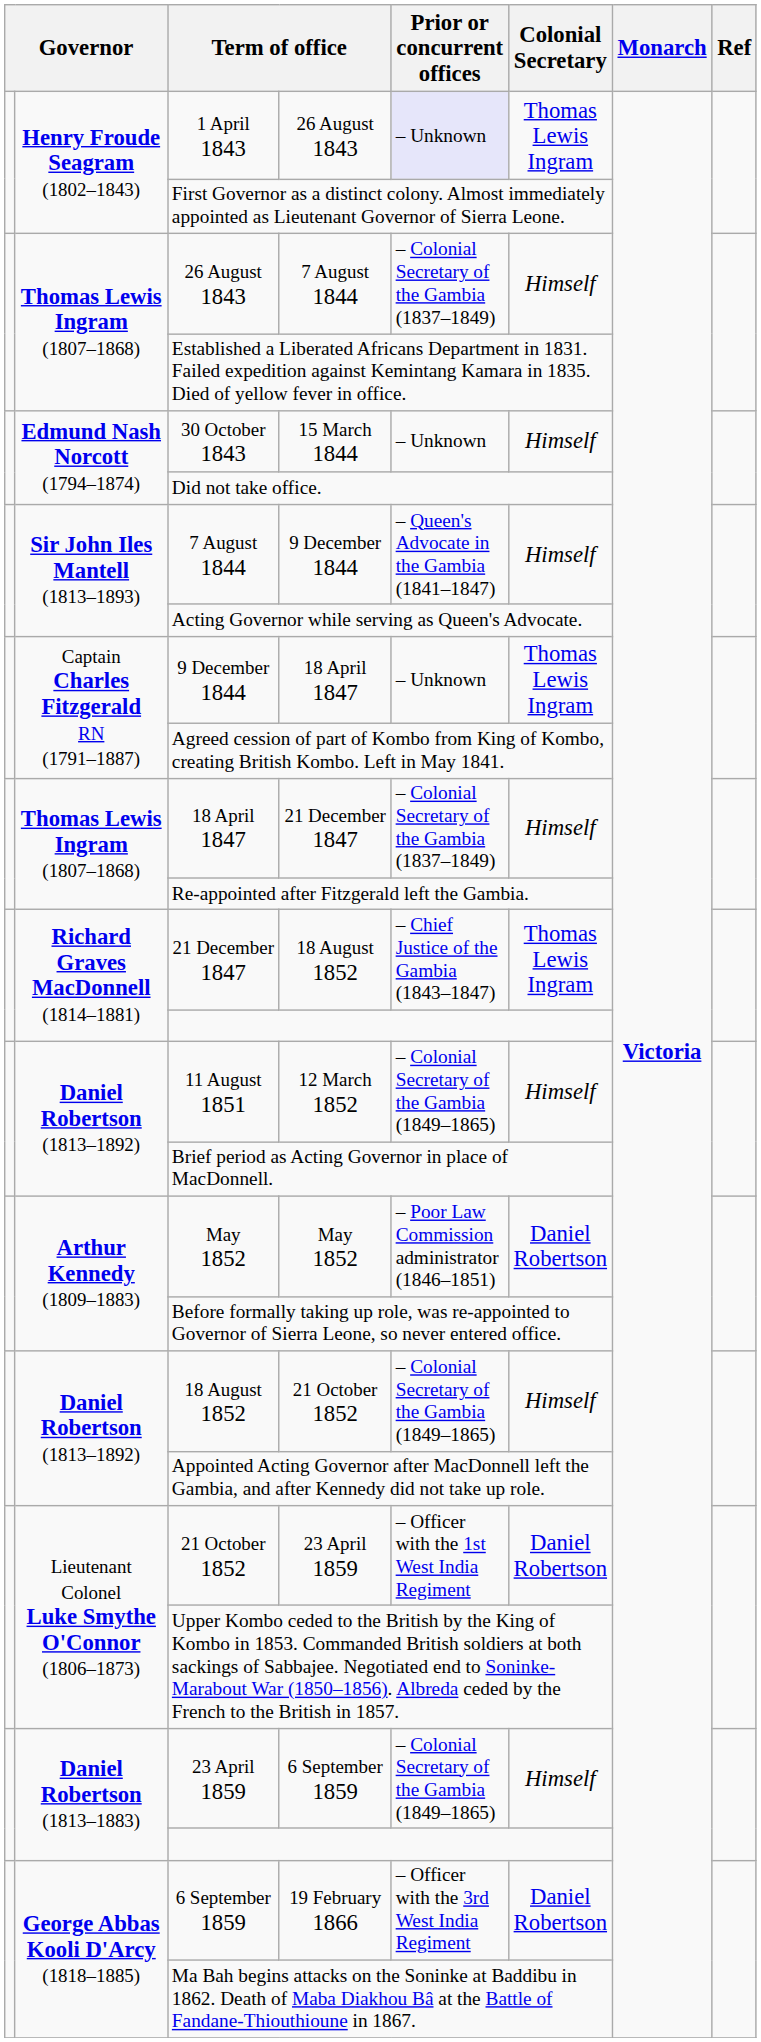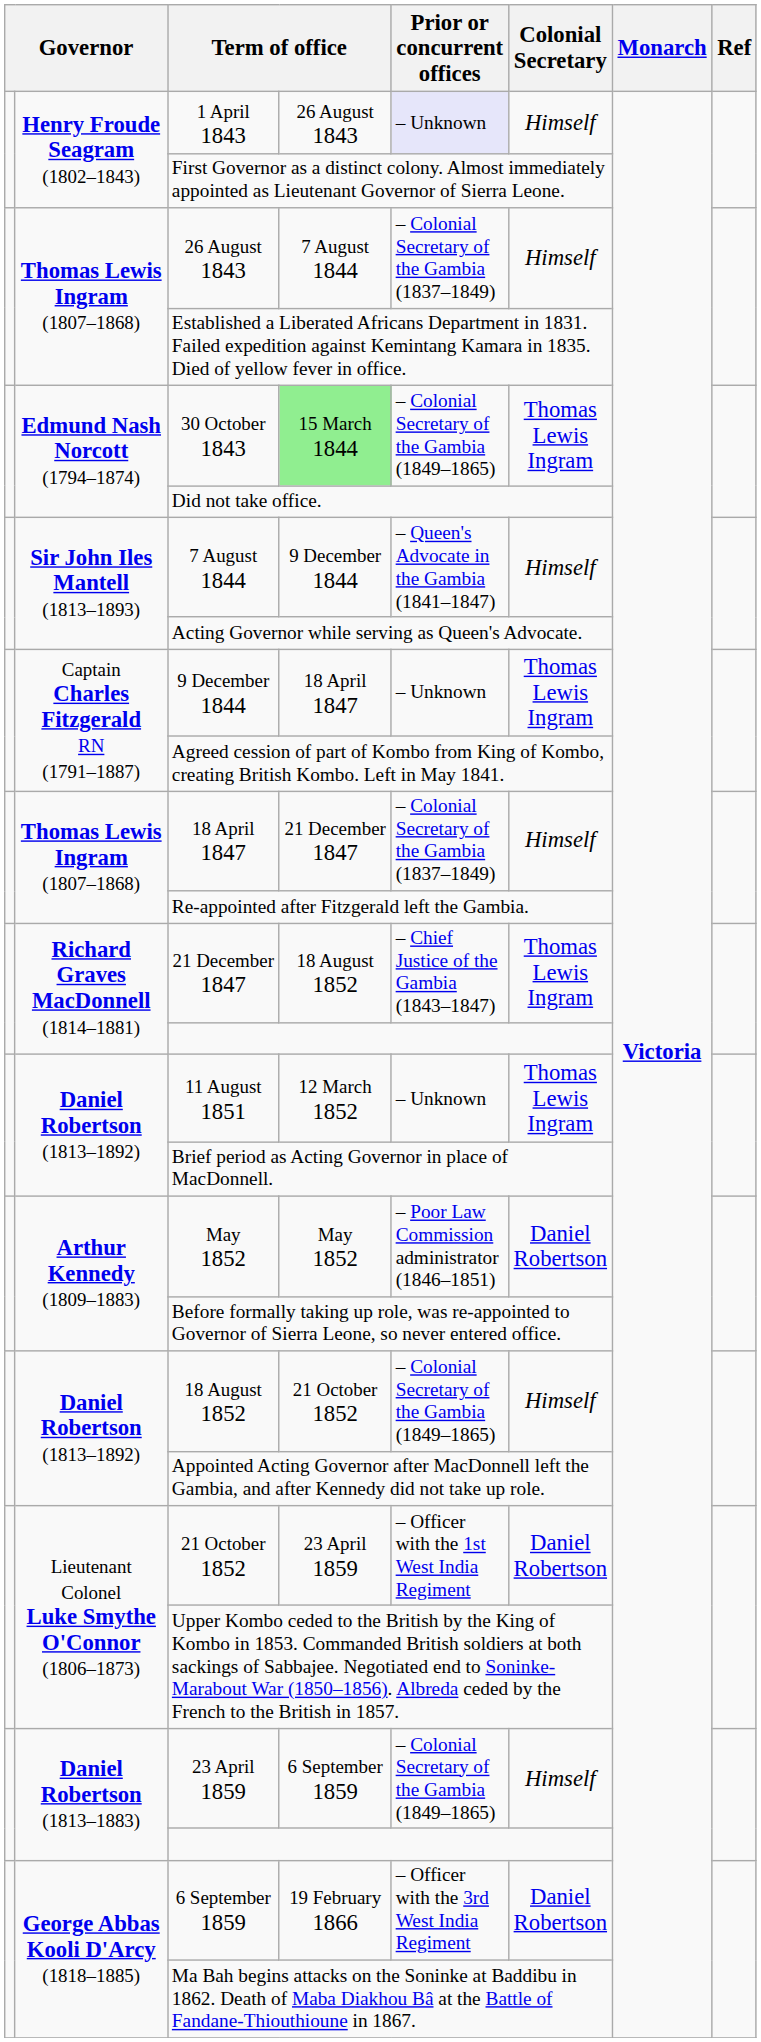(560, 135) Thomas Lewis Ingram -> (560, 122) Himself
(335, 442) no background -> (335, 436) lightgreen background
(441, 441) – Unknown -> (446, 435) – Colonial Secretary of the Gambia (1849–1865)
(560, 441) Himself -> (560, 435) Thomas Lewis Ingram
(446, 1091) – Colonial Secretary of the Gambia (1849–1865) -> (441, 1097) – Unknown
(560, 1091) Himself -> (560, 1097) Thomas Lewis Ingram
